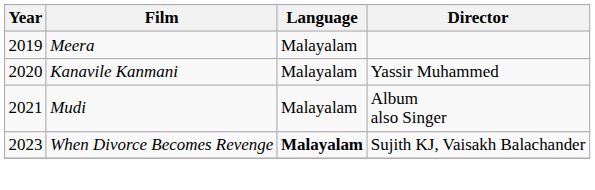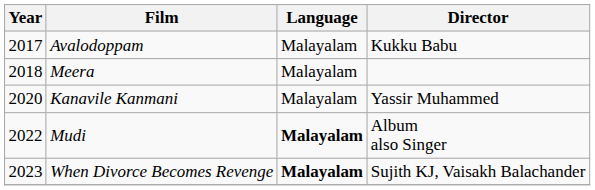+ row: (97, 44)
(25, 44) 2019 -> (25, 71) 2018
(25, 108) 2021 -> (25, 135) 2022
(319, 108) normal -> (322, 135) bold
